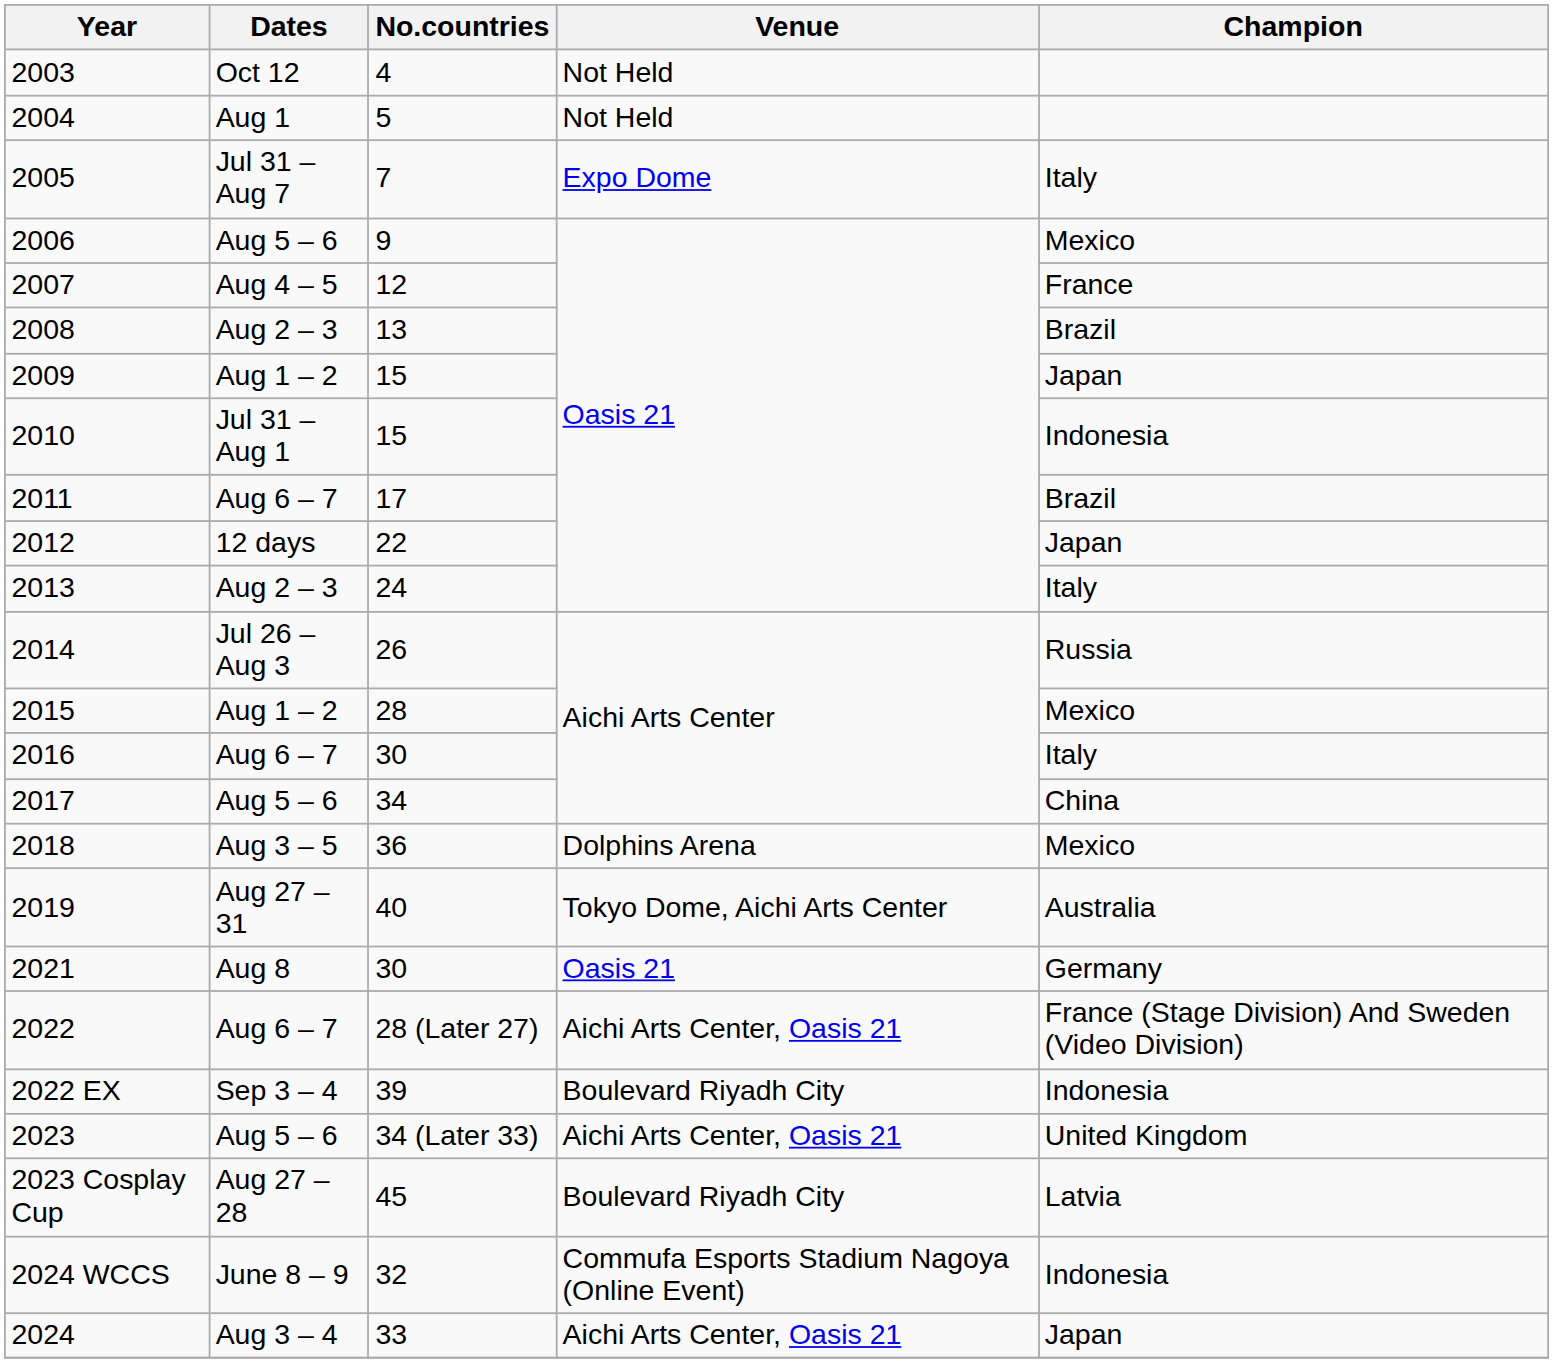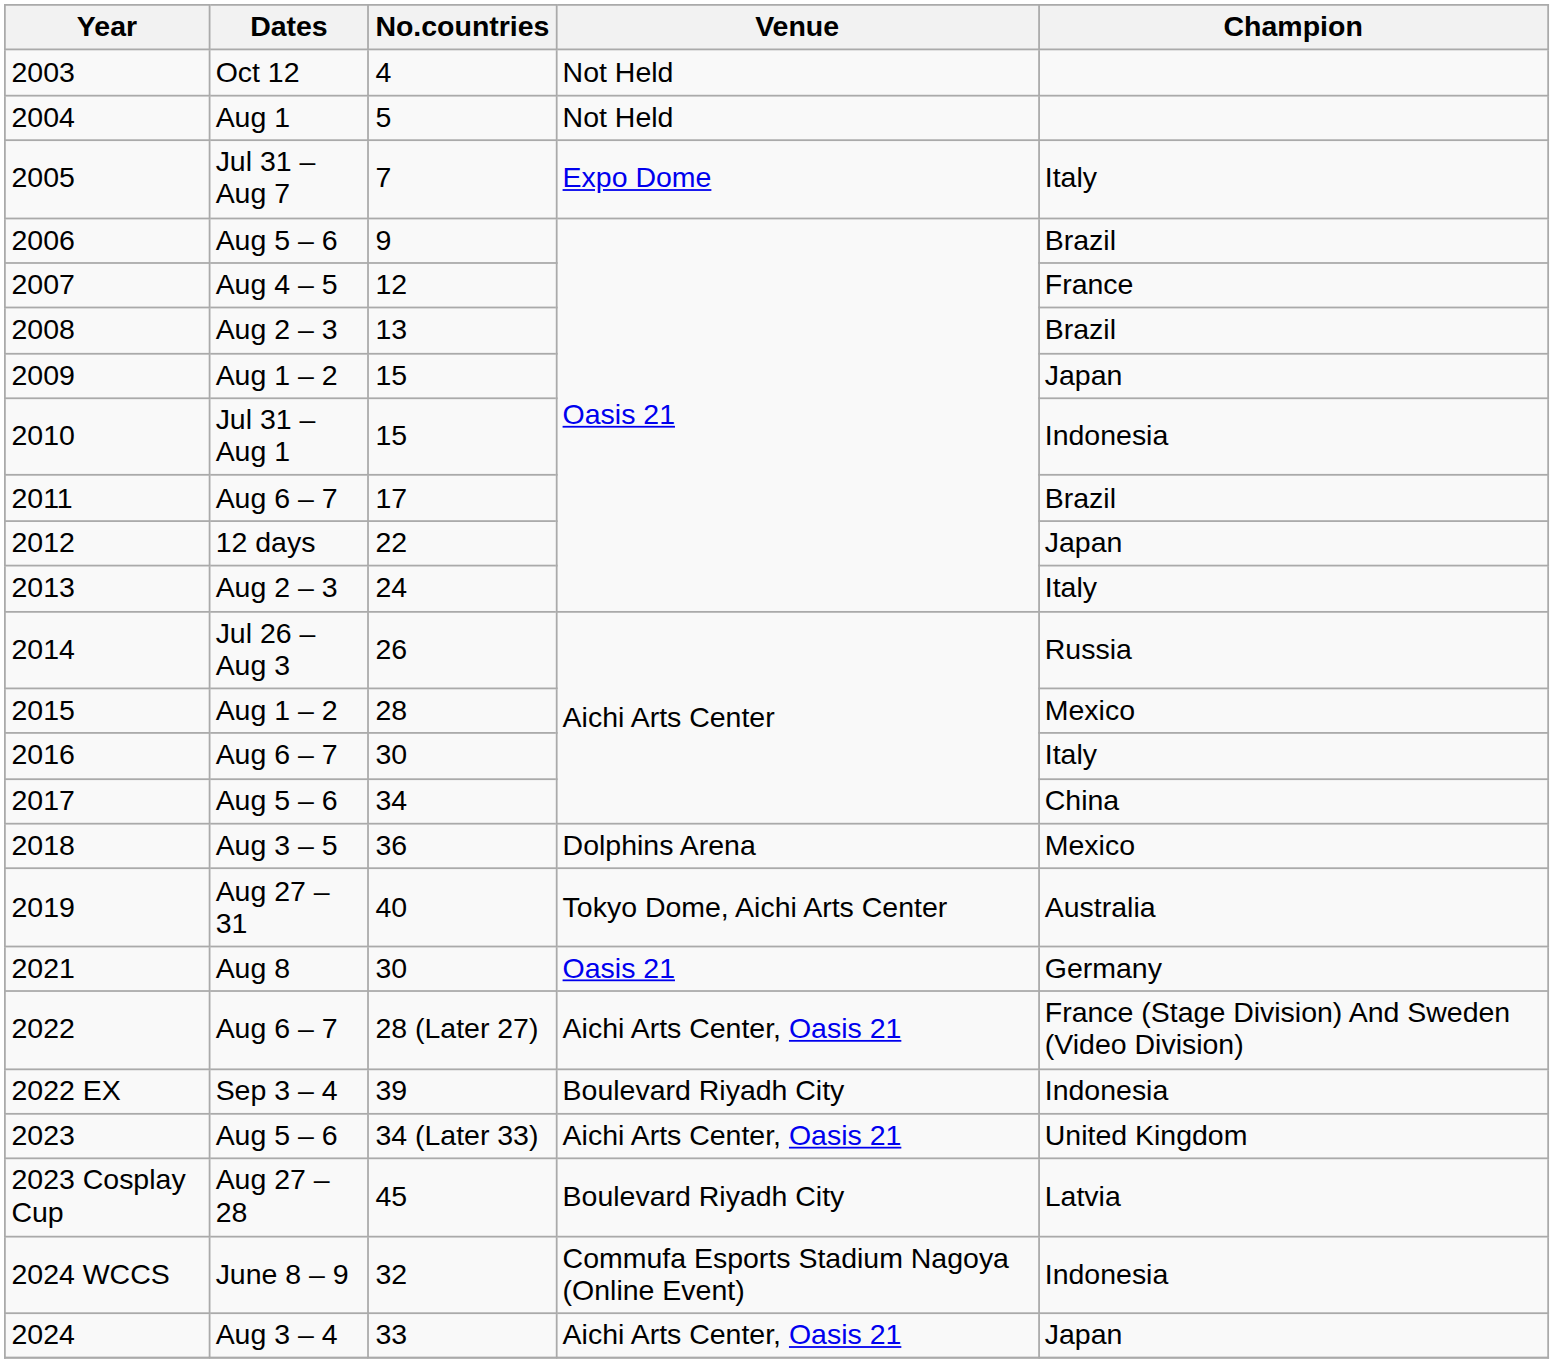(1090, 239) Mexico -> (1080, 239) Brazil
